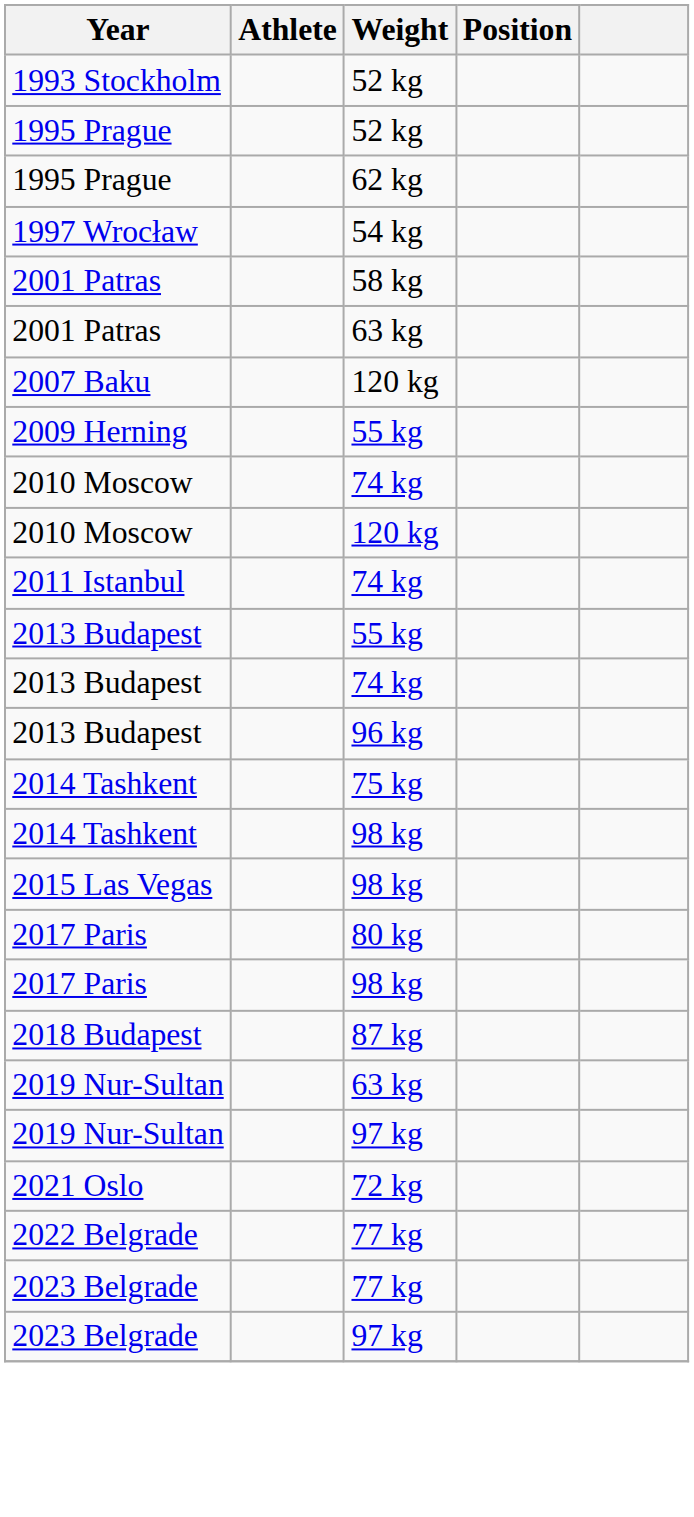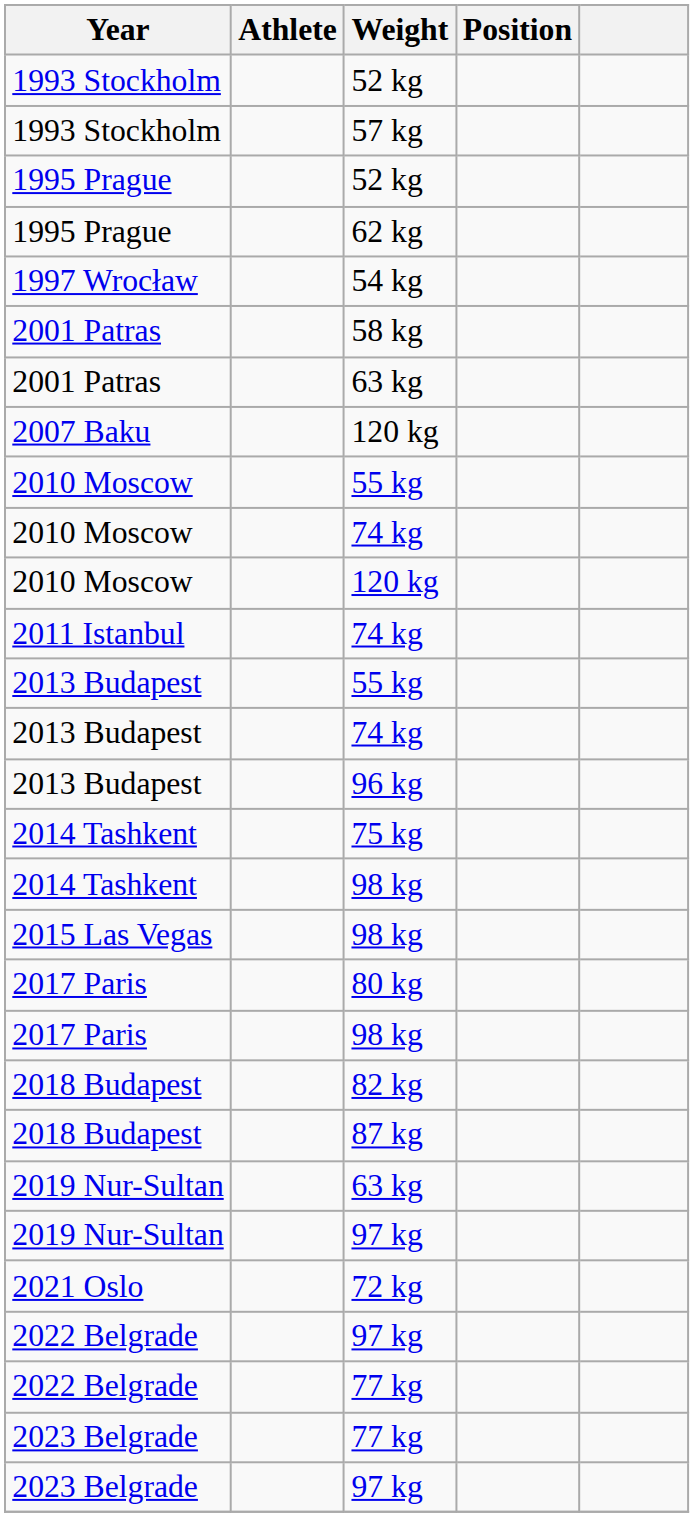+ row: (117, 130)
- row: (100, 431)
+ row: (102, 481)
+ row: (107, 1084)
+ row: (105, 1335)
